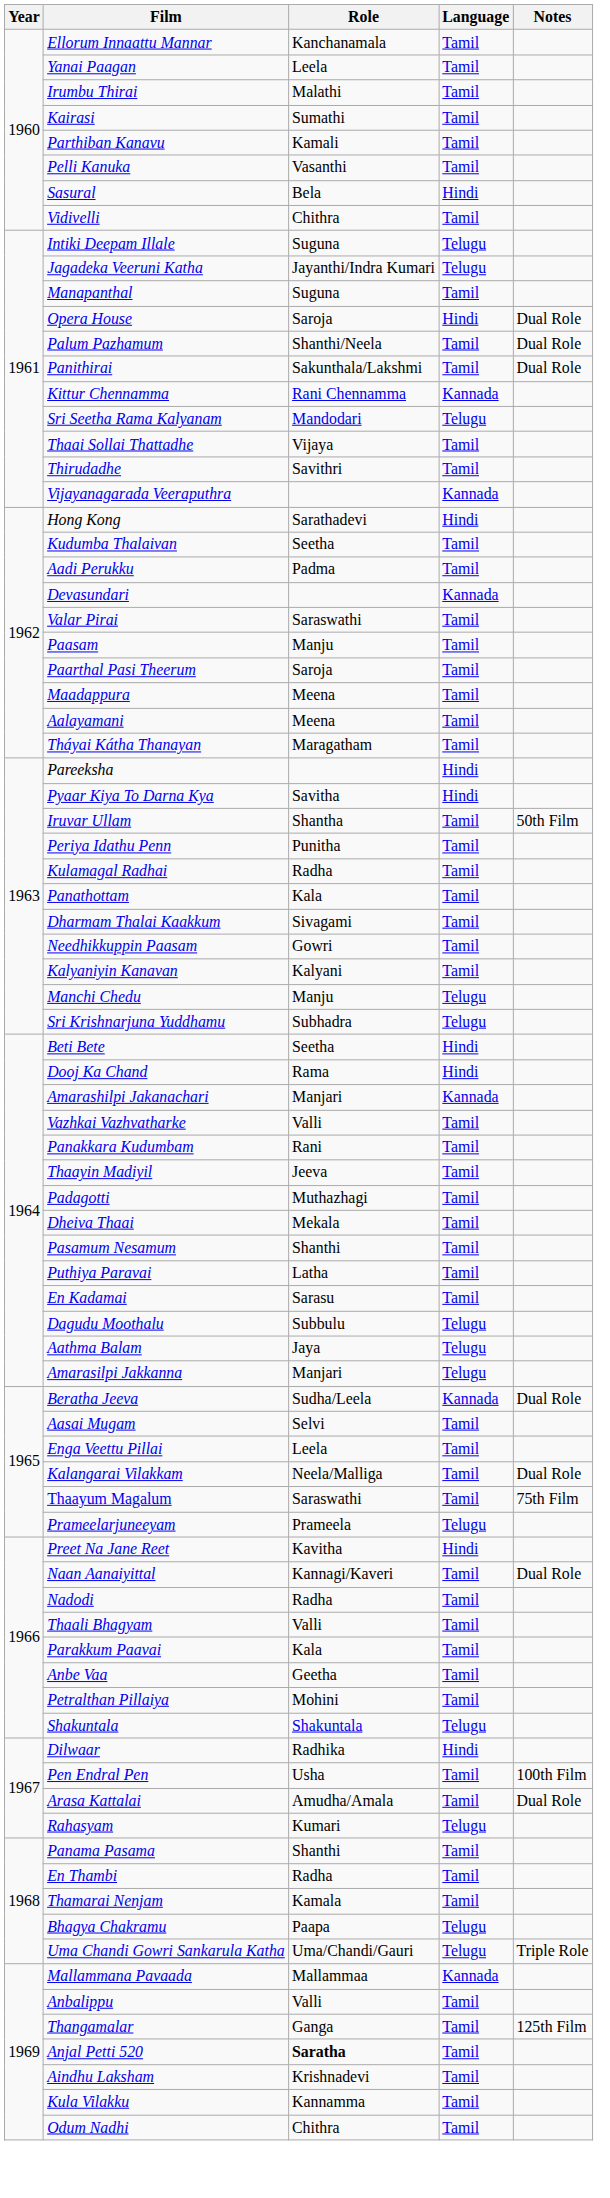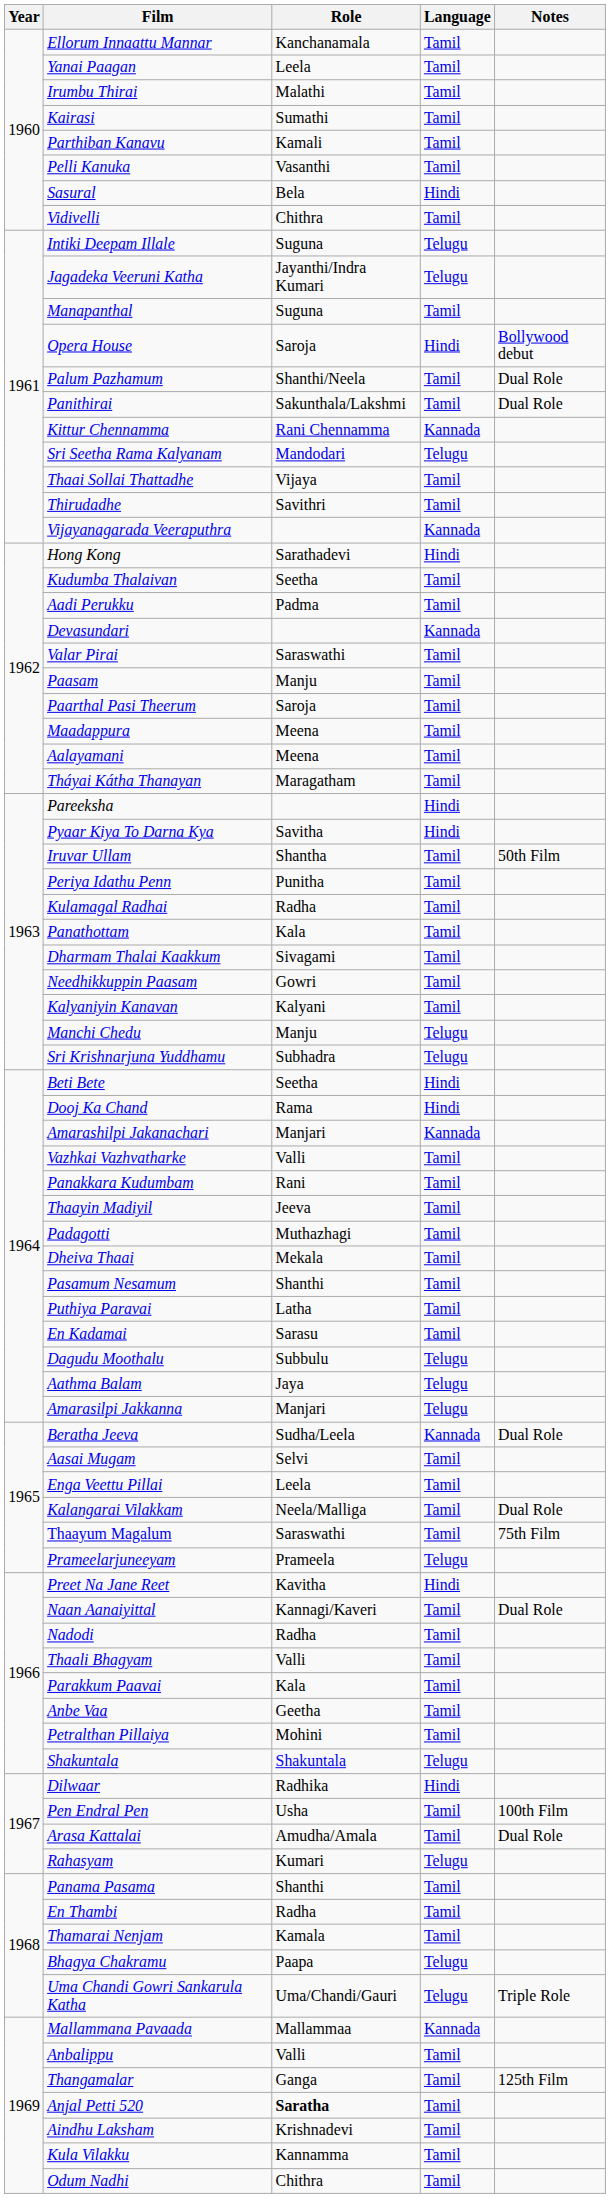(549, 318) Dual Role -> (533, 345) Bollywood debut
